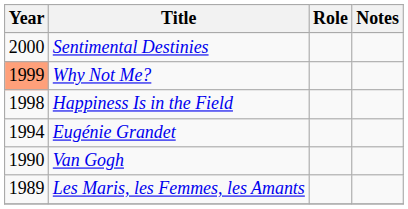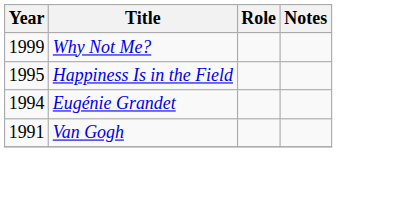- row: (131, 47)
(27, 75) lightsalmon background -> (27, 47) no background
(27, 103) 1998 -> (27, 75) 1995
(27, 160) 1990 -> (27, 132) 1991
- row: (179, 189)
